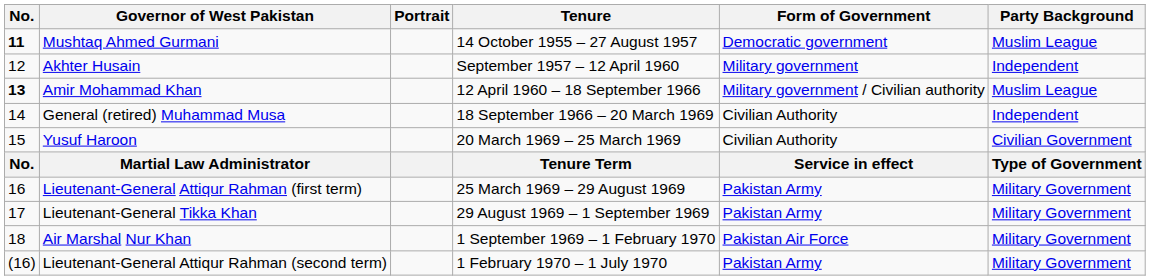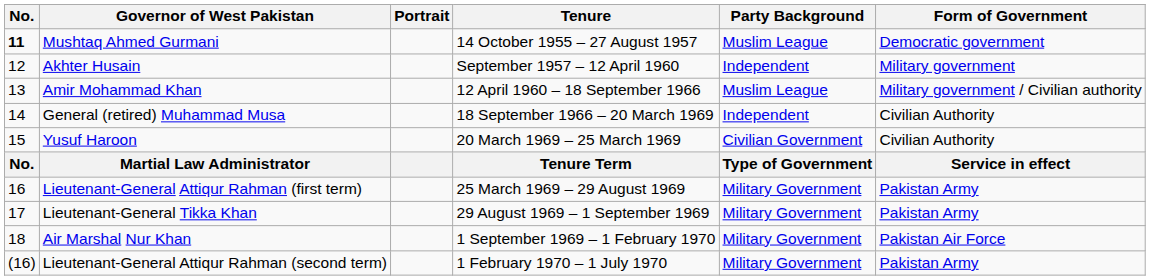columns swapped: (1067, 16) <-> (854, 16)
(17, 90) bold -> (17, 90) normal
